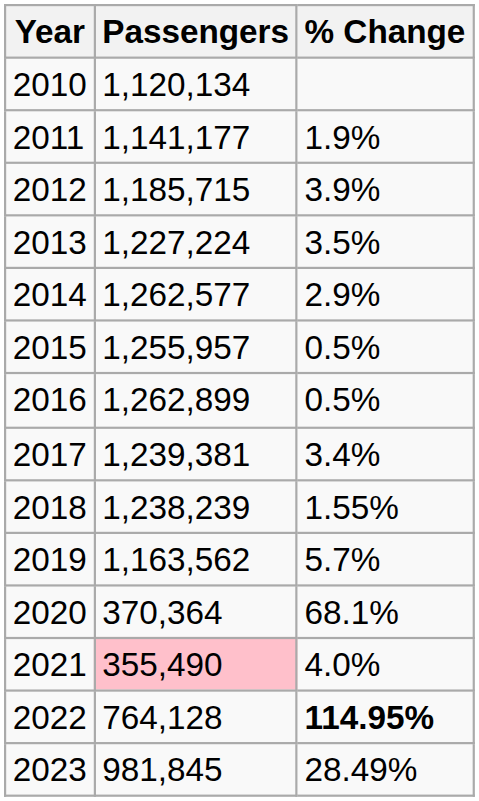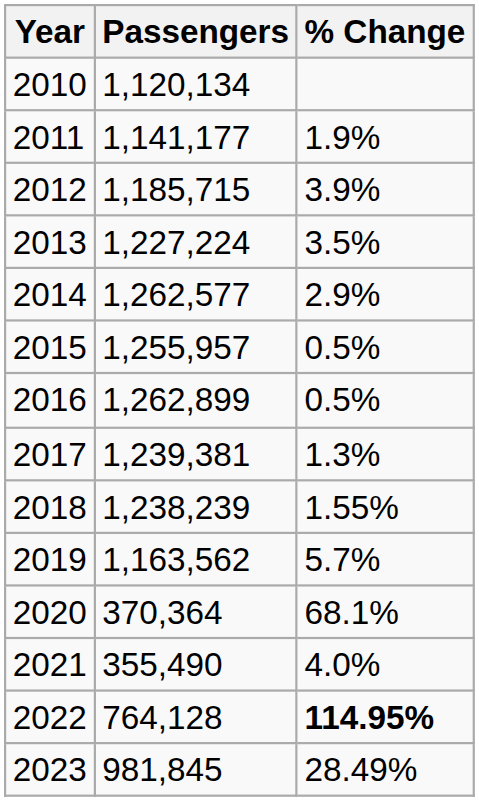(342, 453) 3.4% -> (342, 453) 1.3%
(162, 664) pink background -> (162, 664) no background
